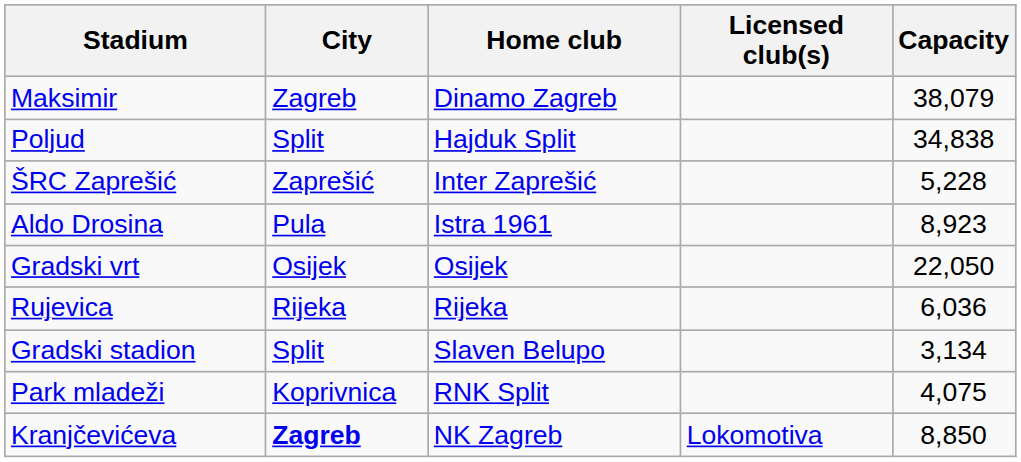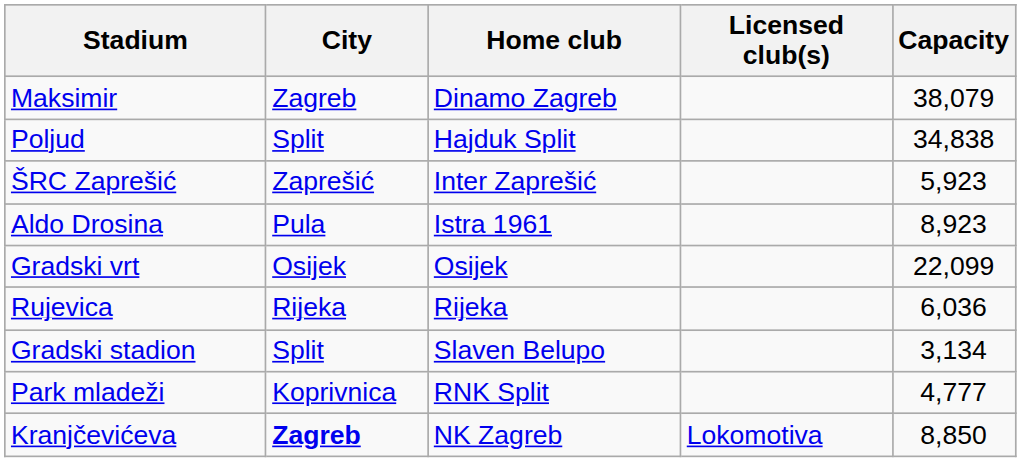(954, 181) 5,228 -> (954, 181) 5,923
(954, 266) 22,050 -> (954, 266) 22,099
(954, 392) 4,075 -> (954, 392) 4,777
